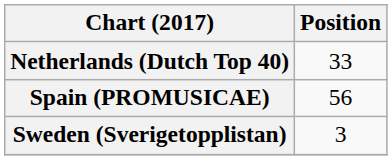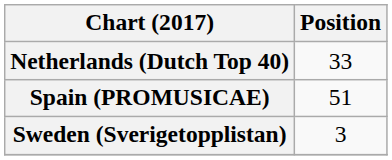(341, 97) 56 -> (341, 97) 51
